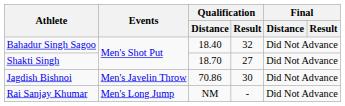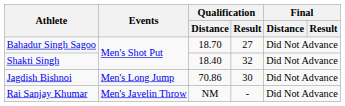(210, 45) 18.40 -> (210, 45) 18.70
(247, 45) 32 -> (247, 45) 27
(210, 61) 18.70 -> (210, 61) 18.40
(247, 61) 27 -> (247, 61) 32
(144, 77) Men's Javelin Throw -> (137, 77) Men's Long Jump
(137, 93) Men's Long Jump -> (144, 93) Men's Javelin Throw
